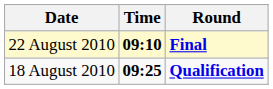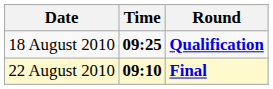rows swapped: (62, 71) <-> (62, 44)
